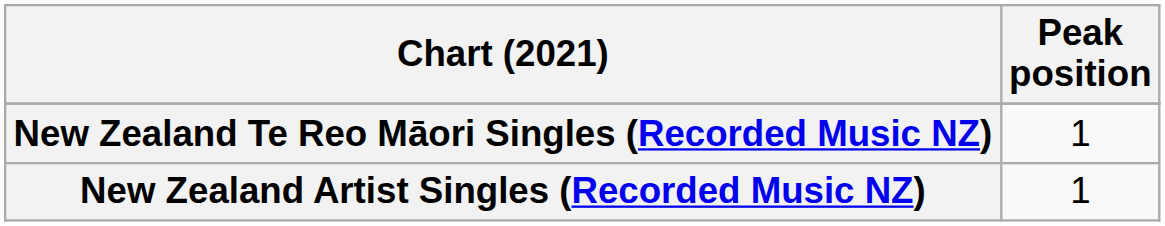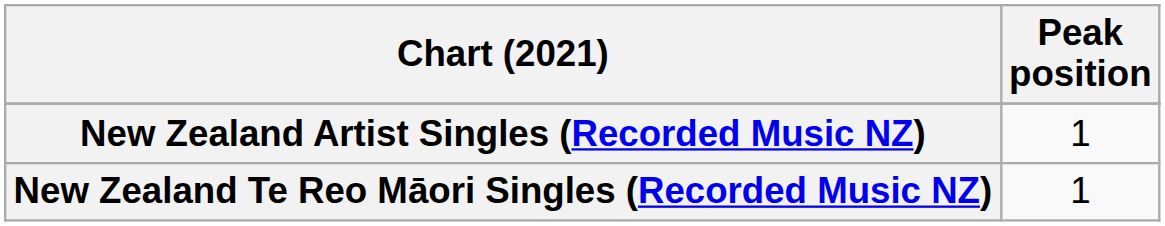rows swapped: (503, 190) <-> (503, 132)
